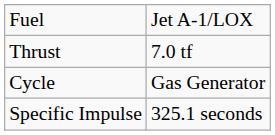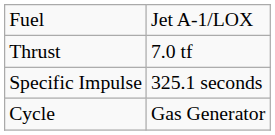rows swapped: (76, 113) <-> (32, 82)
